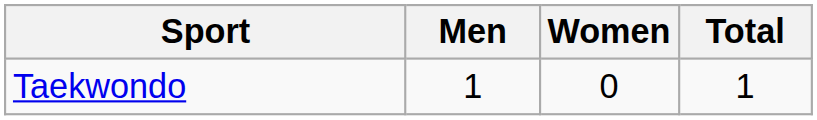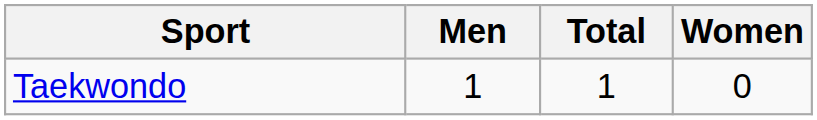columns swapped: (609, 31) <-> (745, 31)
